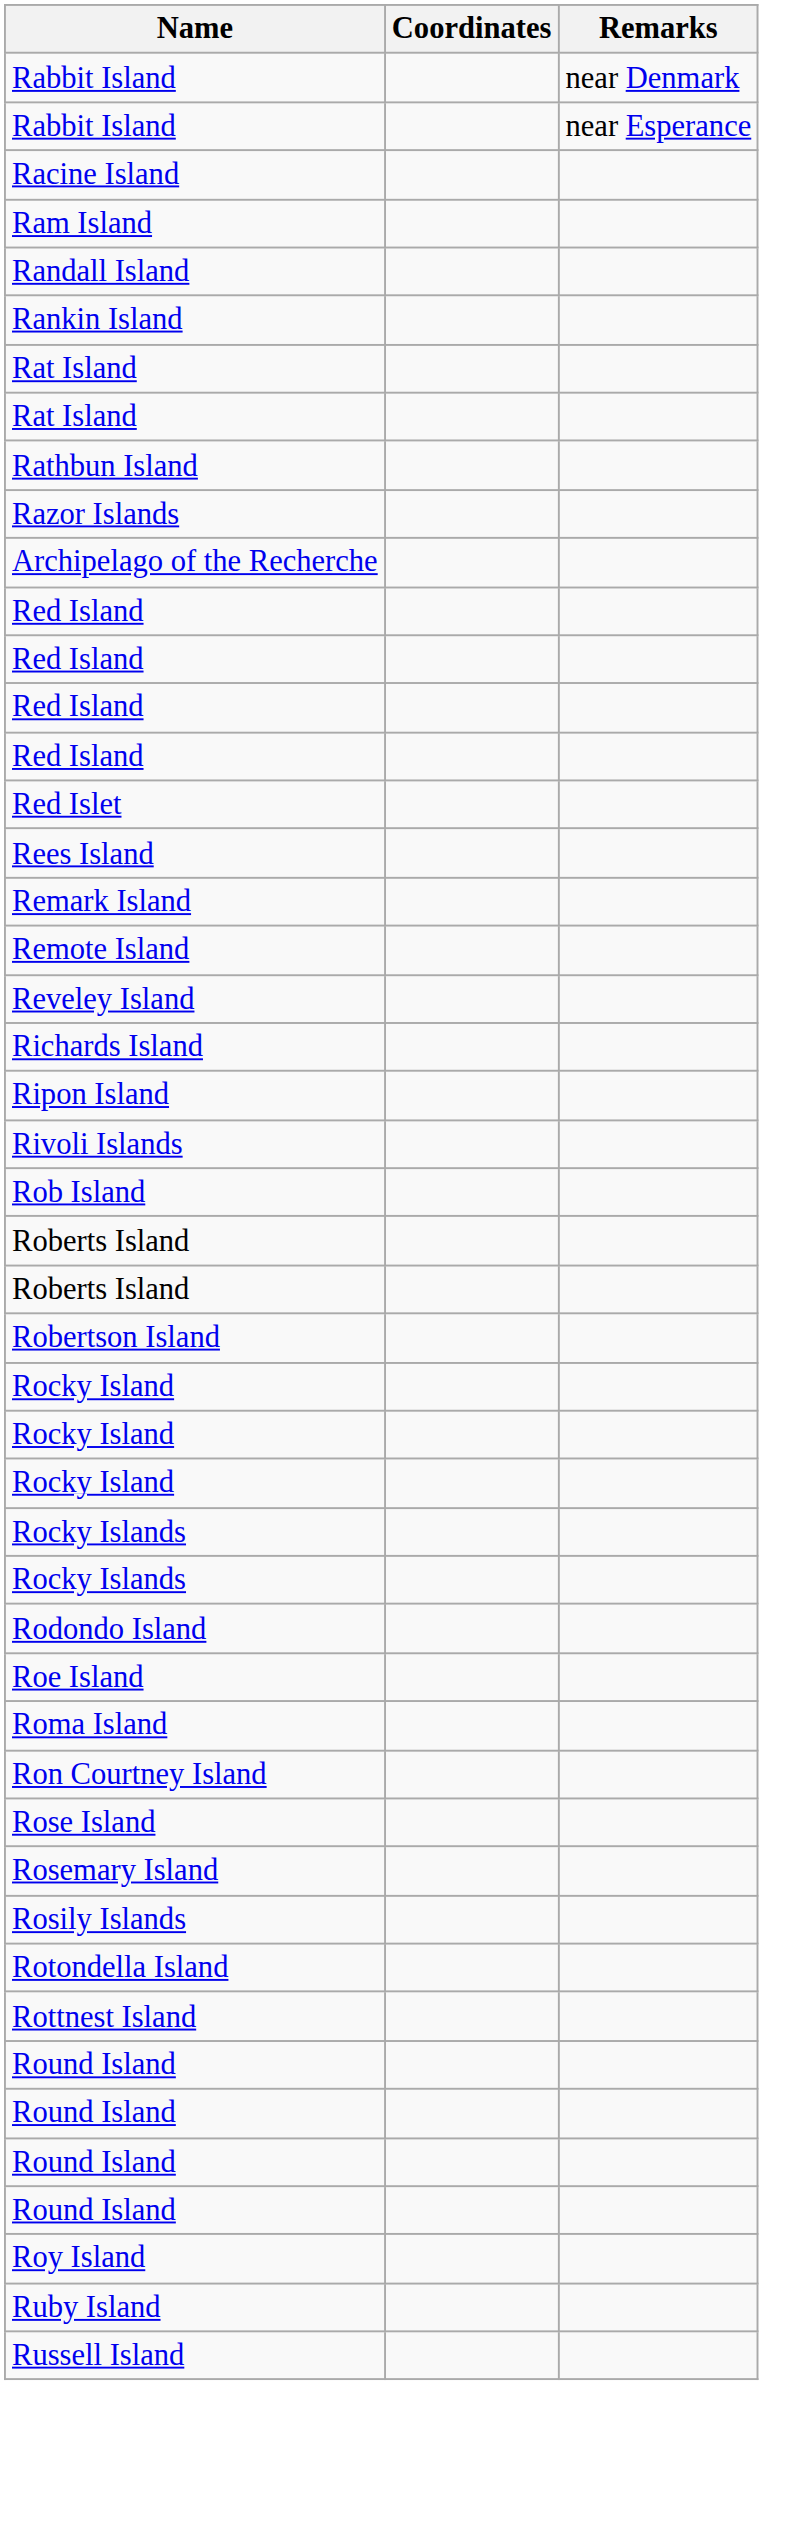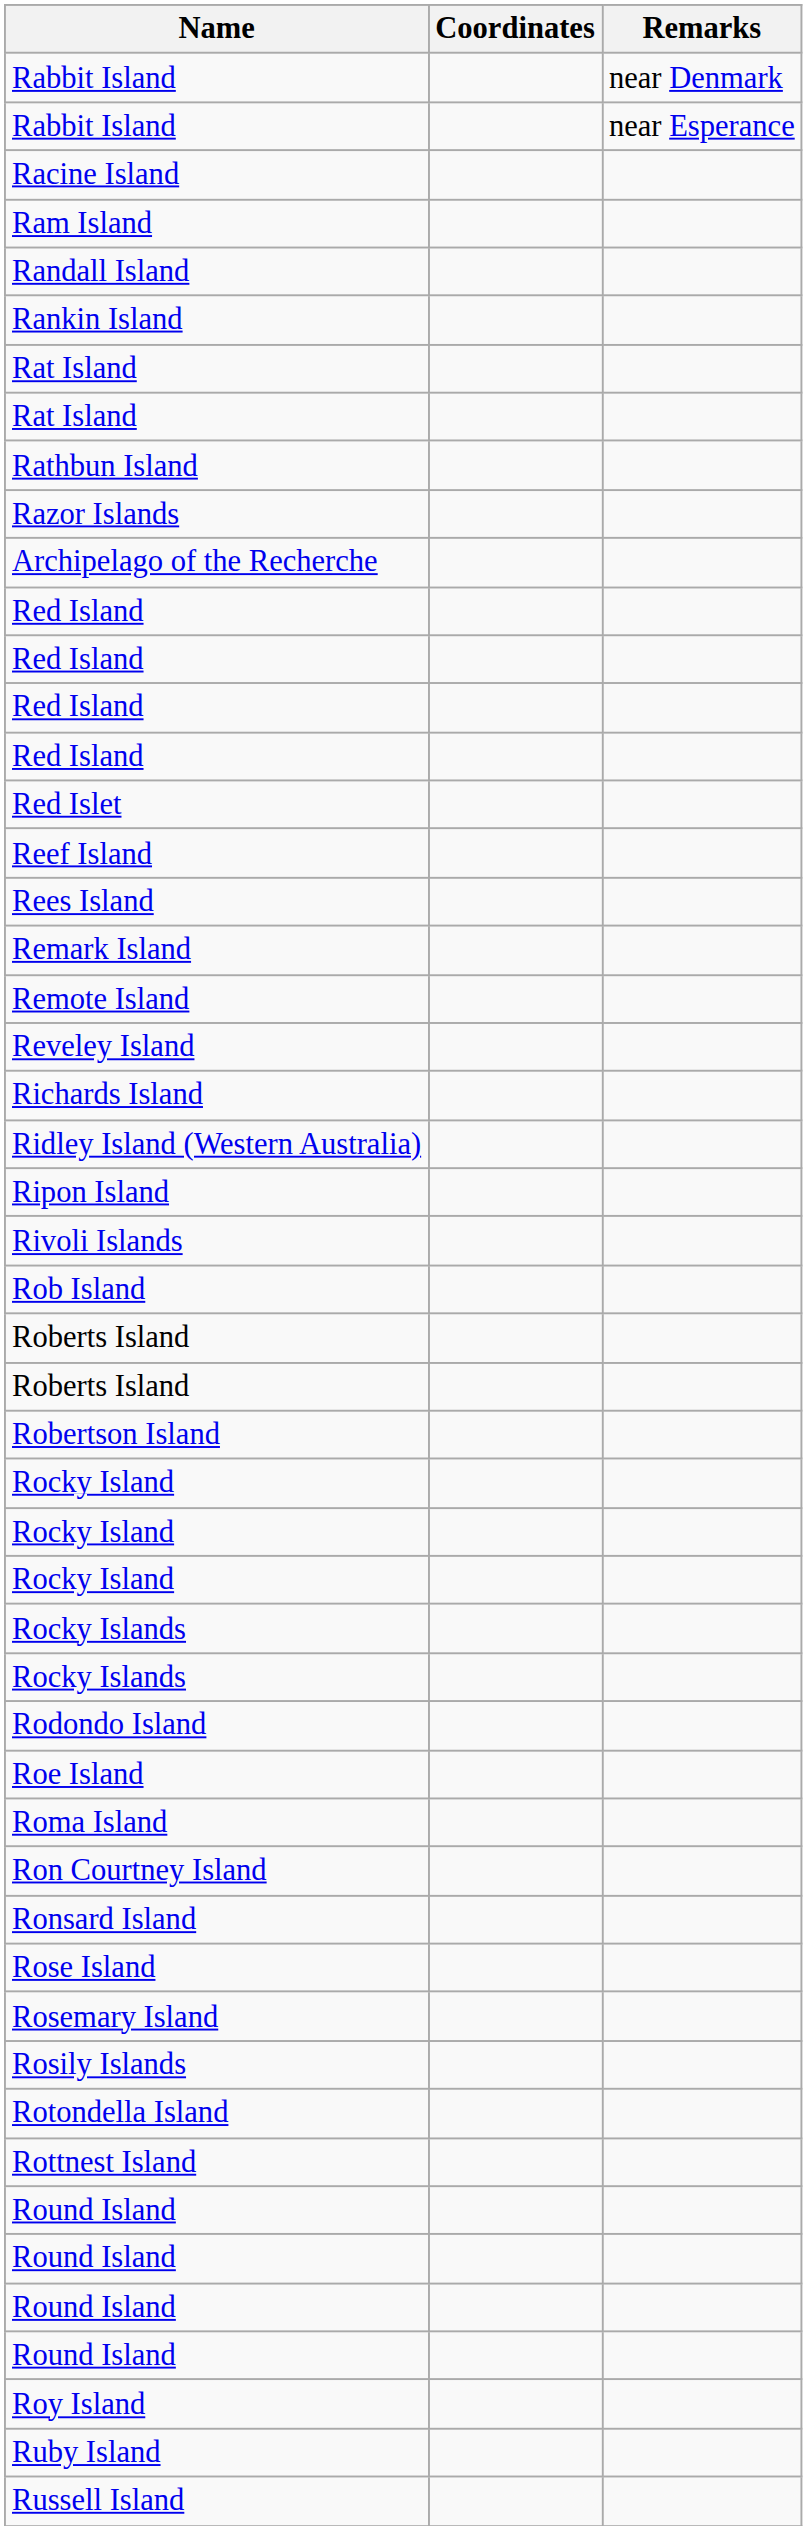+ row: (82, 852)
+ row: (217, 1143)
+ row: (104, 1918)
